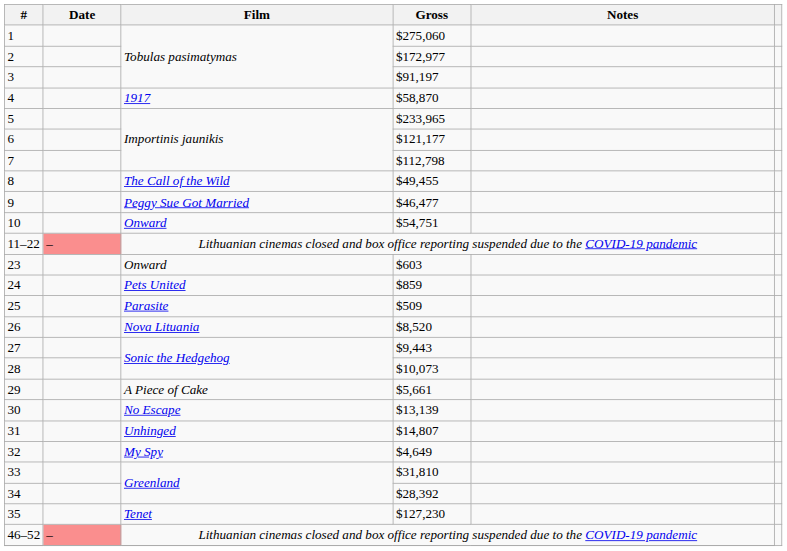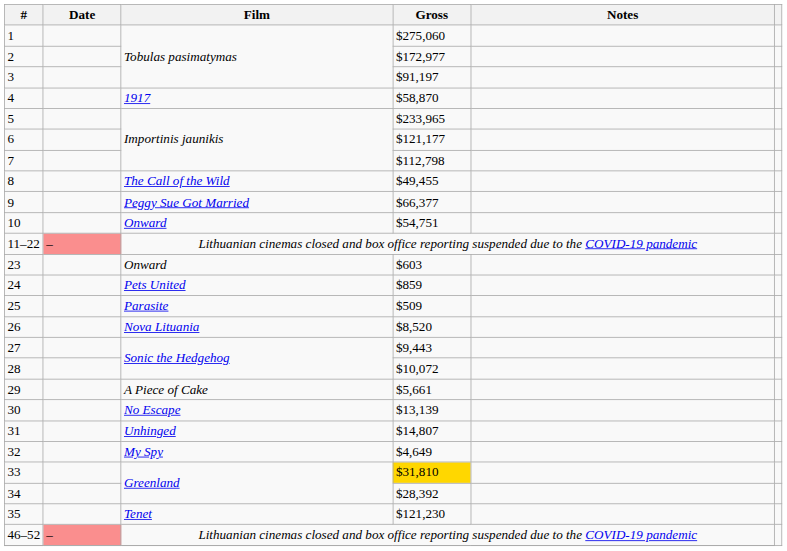(417, 202) $46,477 -> (417, 202) $66,377
(417, 368) $10,073 -> (417, 368) $10,072
(417, 472) no background -> (417, 472) gold background
(421, 514) $127,230 -> (421, 514) $121,230
